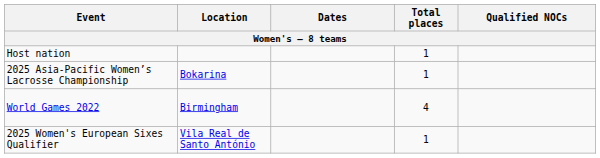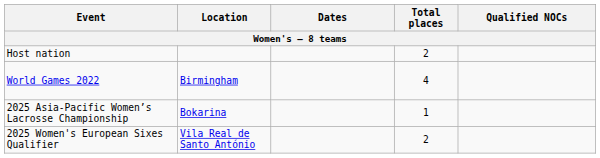(426, 54) 1 -> (426, 54) 2
rows swapped: (53, 107) <-> (79, 75)
(426, 140) 1 -> (426, 140) 2
